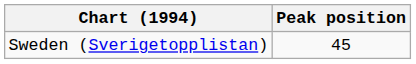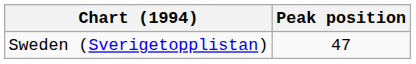(341, 45) 45 -> (341, 45) 47
